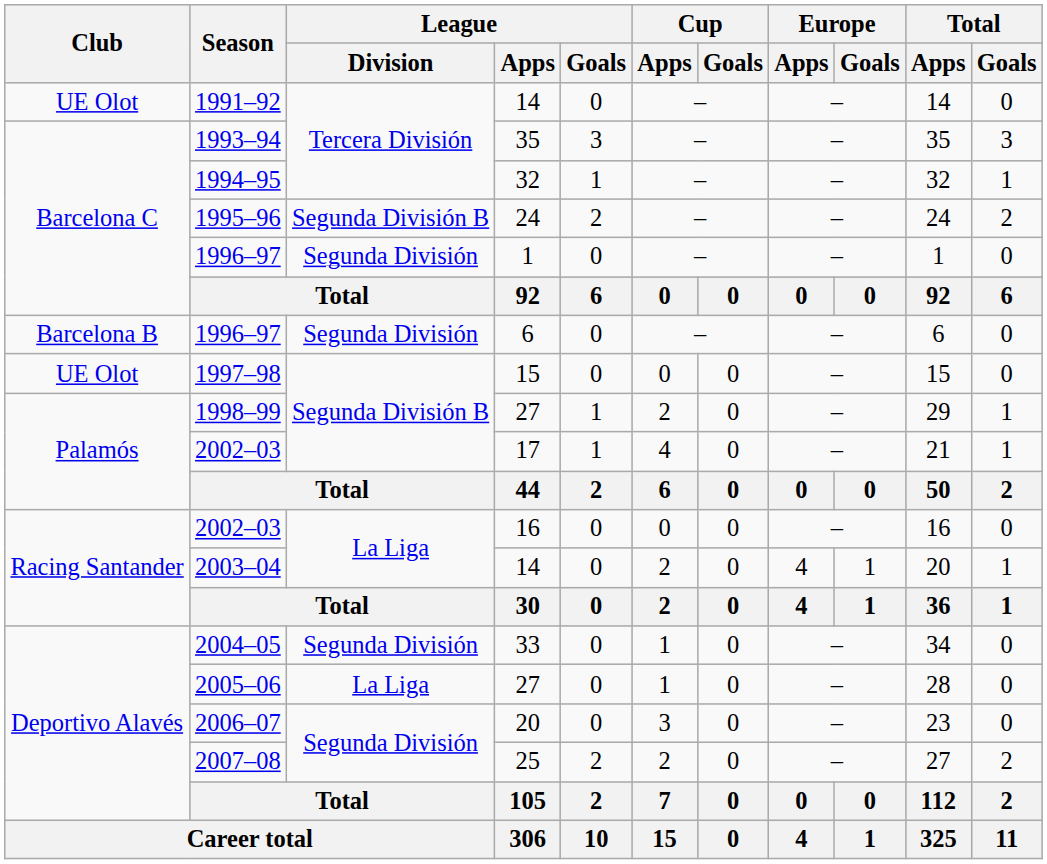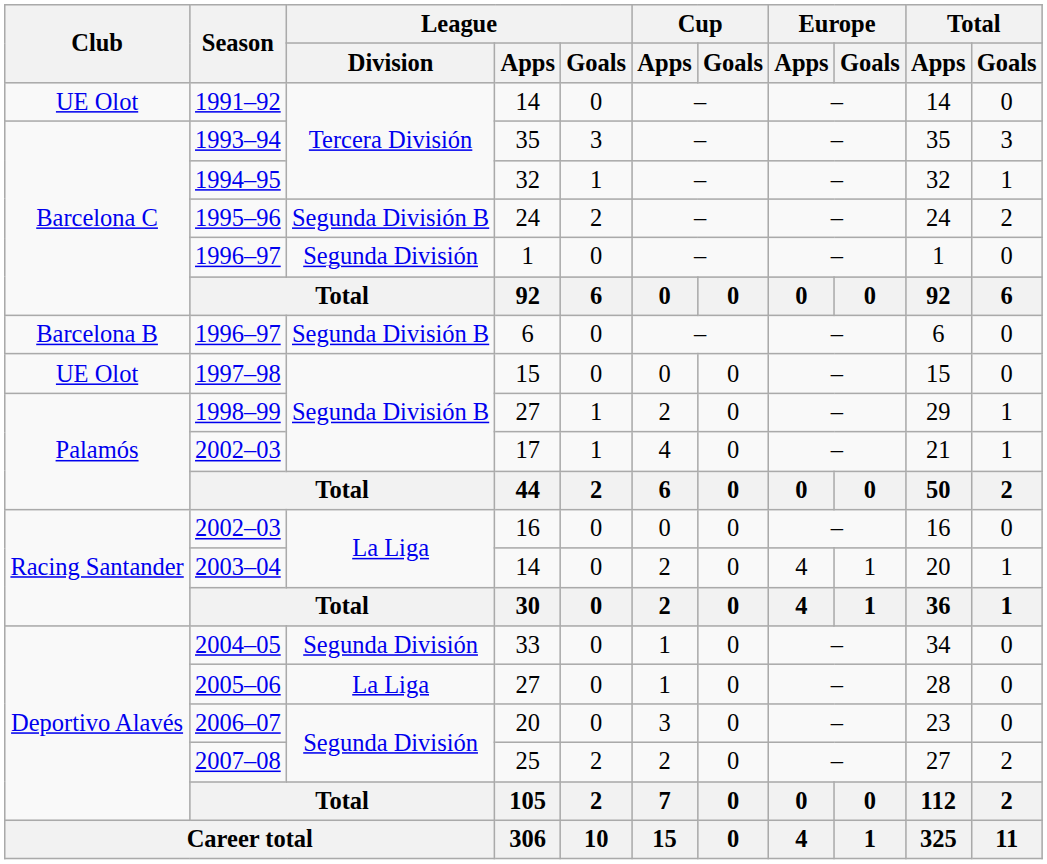(391, 334) Segunda División -> (391, 334) Segunda División B
